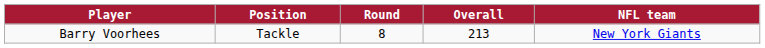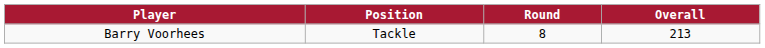- column: (647, 14)
